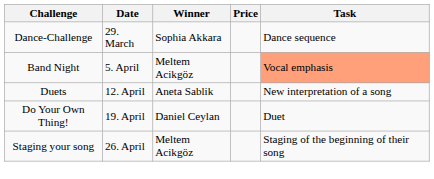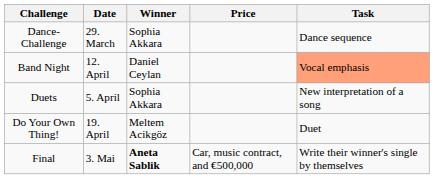(122, 67) 5. April -> (98, 67) 12. April
(174, 67) Meltem Acikgöz -> (145, 67) Daniel Ceylan
(125, 91) 12. April -> (103, 98) 5. April
(184, 91) Aneta Sablik -> (146, 98) Sophia Akkara
(187, 115) Daniel Ceylan -> (148, 128) Meltem Acikgöz
- row: (53, 146)
+ row: (44, 158)
